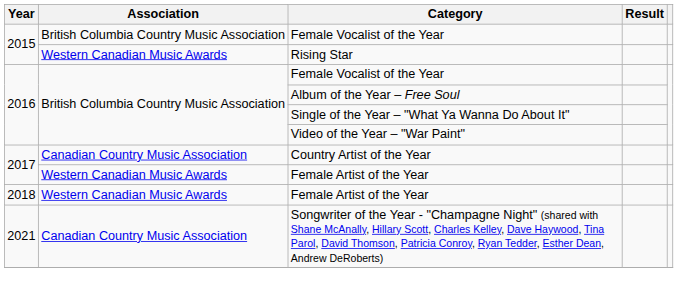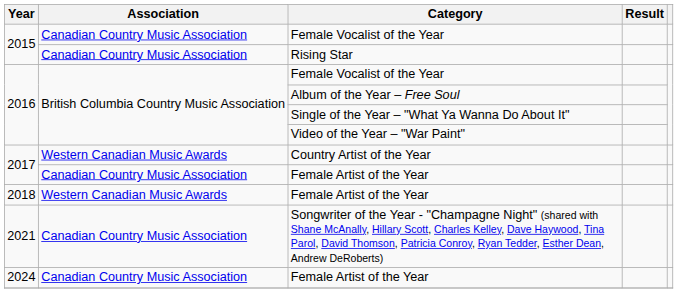(163, 34) British Columbia Country Music Association -> (144, 34) Canadian Country Music Association
(134, 54) Western Canadian Music Awards -> (144, 54) Canadian Country Music Association
(144, 154) Canadian Country Music Association -> (134, 154) Western Canadian Music Awards
(134, 174) Western Canadian Music Awards -> (144, 174) Canadian Country Music Association
+ row: (21, 277)
